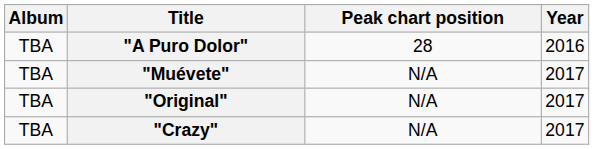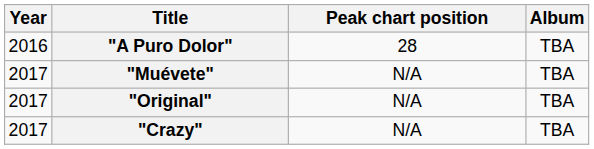columns swapped: (565, 18) <-> (36, 18)
